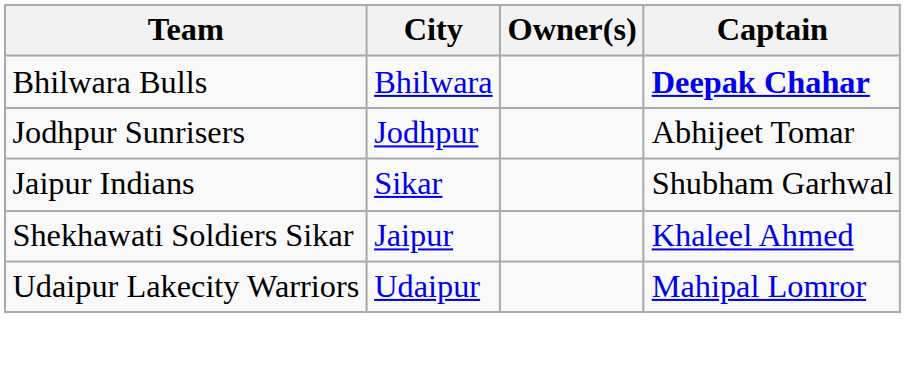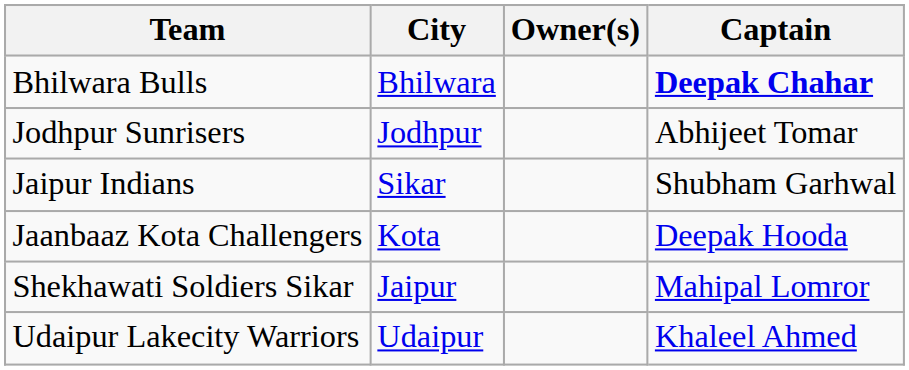+ row: (187, 235)
(753, 235) Khaleel Ahmed -> (762, 286) Mahipal Lomror
(759, 286) Mahipal Lomror -> (756, 337) Khaleel Ahmed
